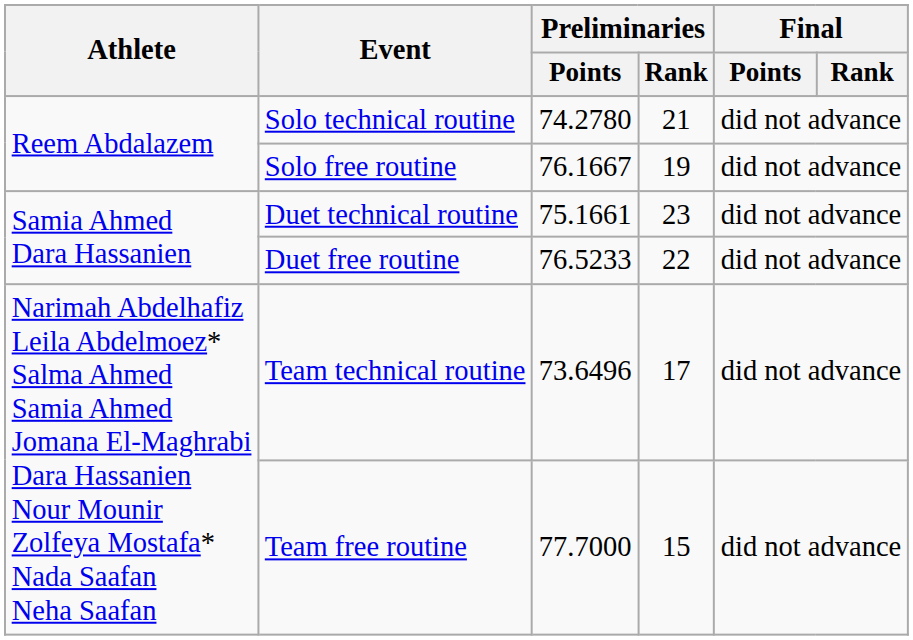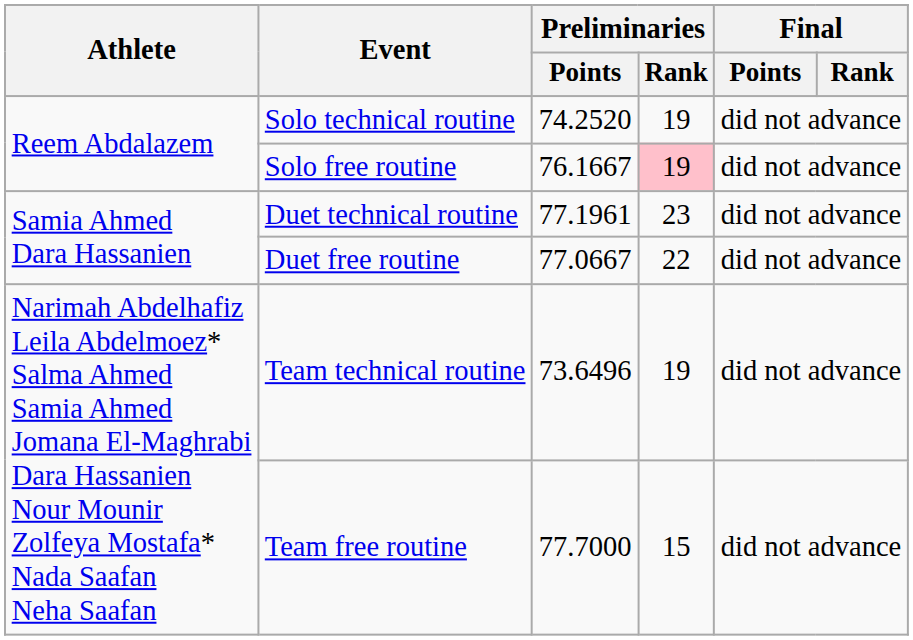(585, 119) 74.2780 -> (585, 119) 74.2520
(676, 119) 21 -> (676, 119) 19
(676, 166) no background -> (676, 166) pink background
(585, 213) 75.1661 -> (585, 213) 77.1961
(585, 260) 76.5233 -> (585, 260) 77.0667
(676, 371) 17 -> (676, 371) 19
